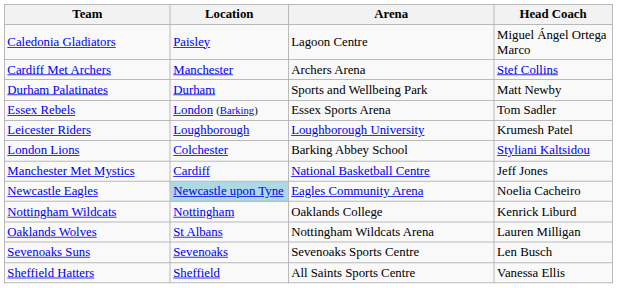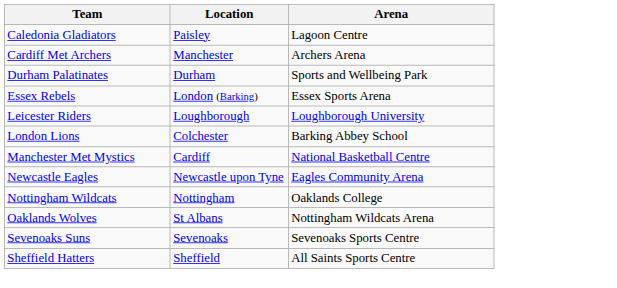- column: (553, 14)
(228, 191) lightblue background -> (228, 177) no background
